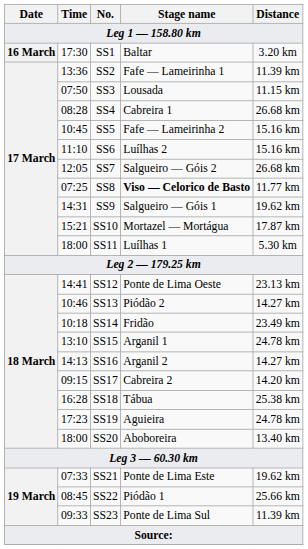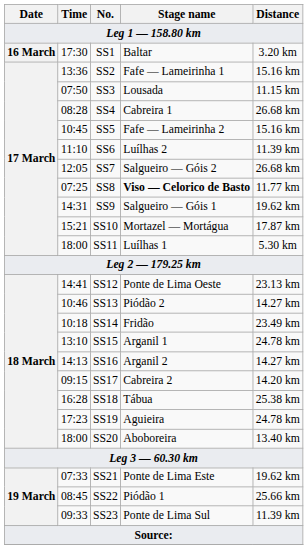(278, 71) 11.39 km -> (278, 71) 15.16 km
(278, 148) 15.16 km -> (278, 148) 11.39 km
